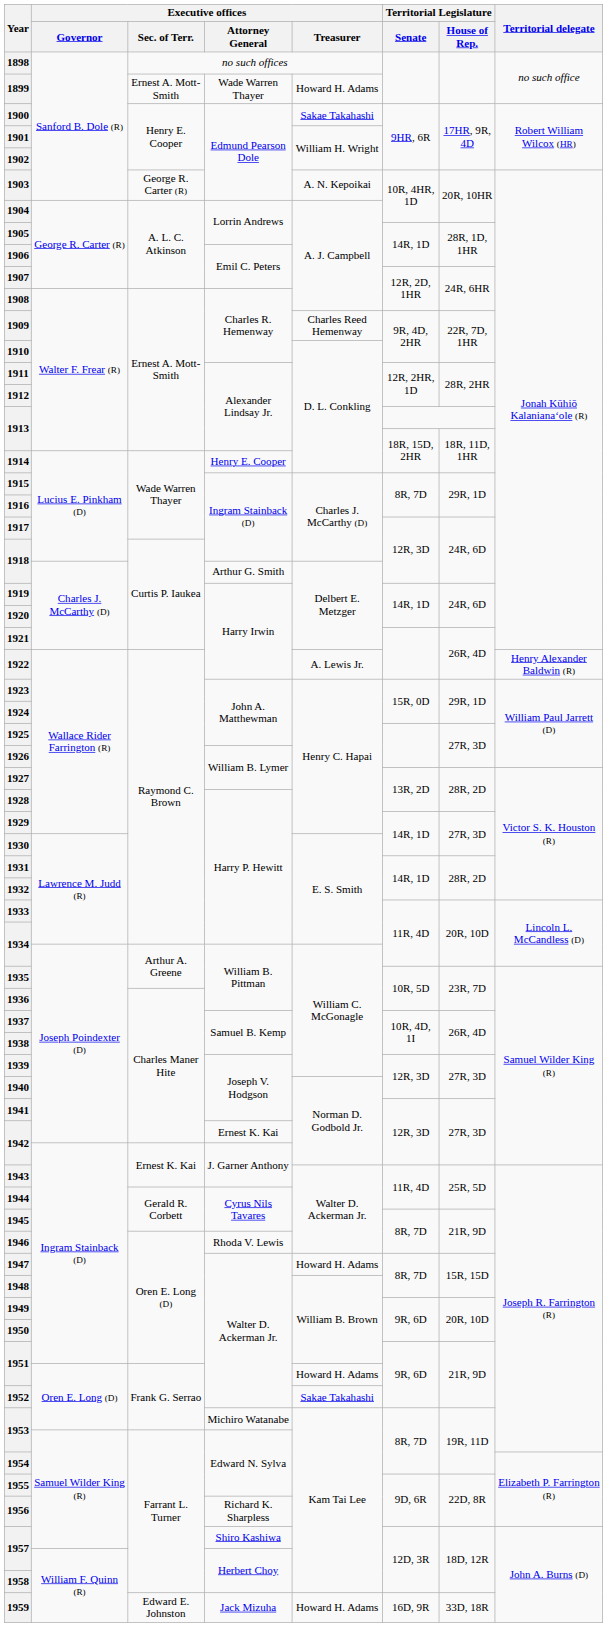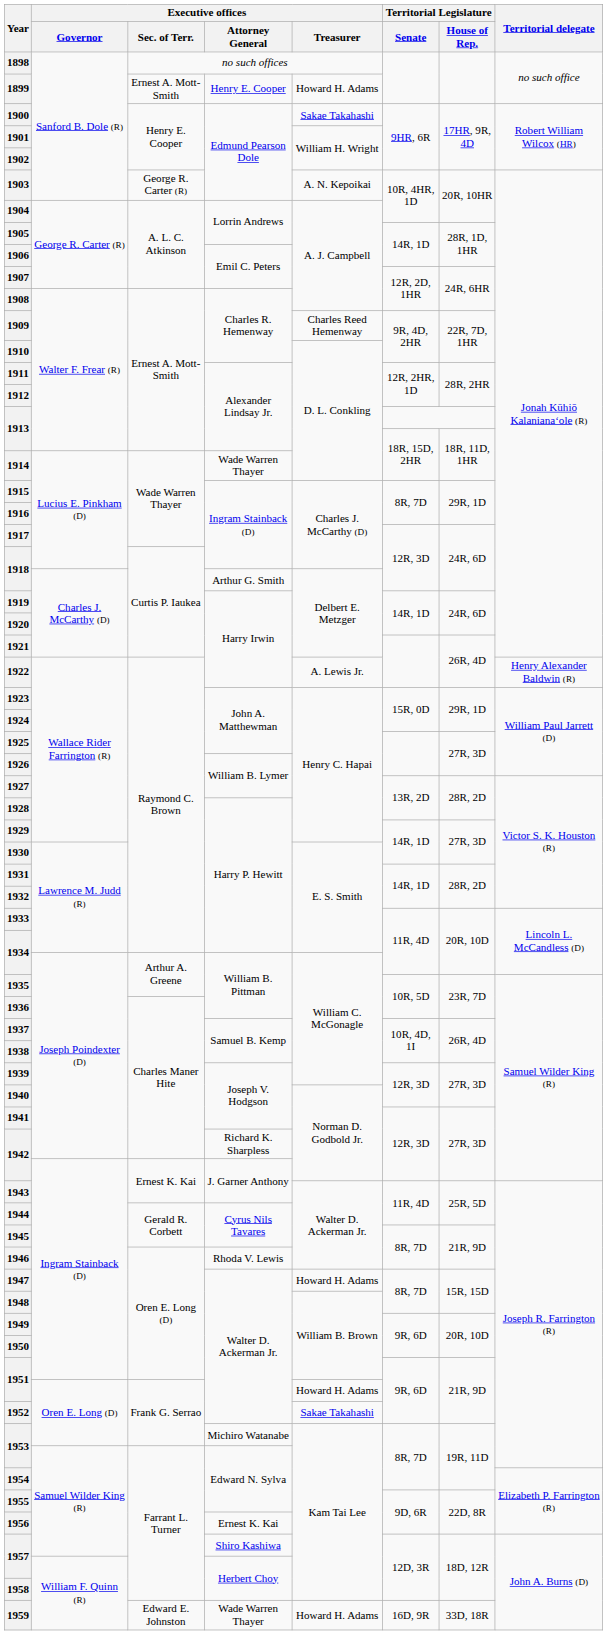(248, 88) Wade Warren Thayer -> (248, 88) Henry E. Cooper
(248, 461) Henry E. Cooper -> (248, 465) Wade Warren Thayer
(248, 1132) Ernest K. Kai -> (248, 1143) Richard K. Sharpless
(248, 1511) Richard K. Sharpless -> (248, 1523) Ernest K. Kai
(248, 1607) Jack Mizuha -> (248, 1615) Wade Warren Thayer
